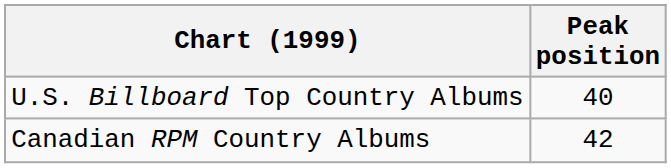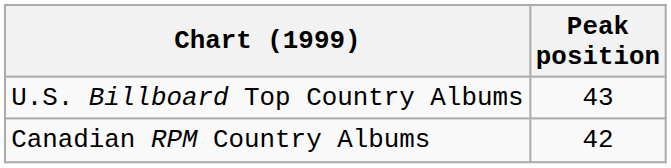(598, 98) 40 -> (598, 98) 43
